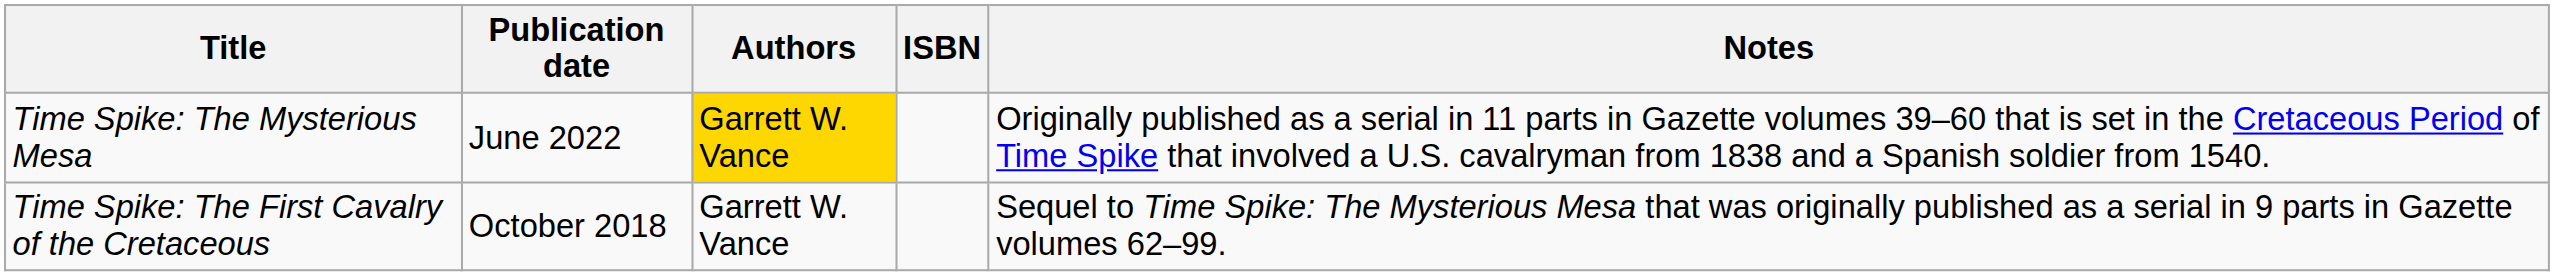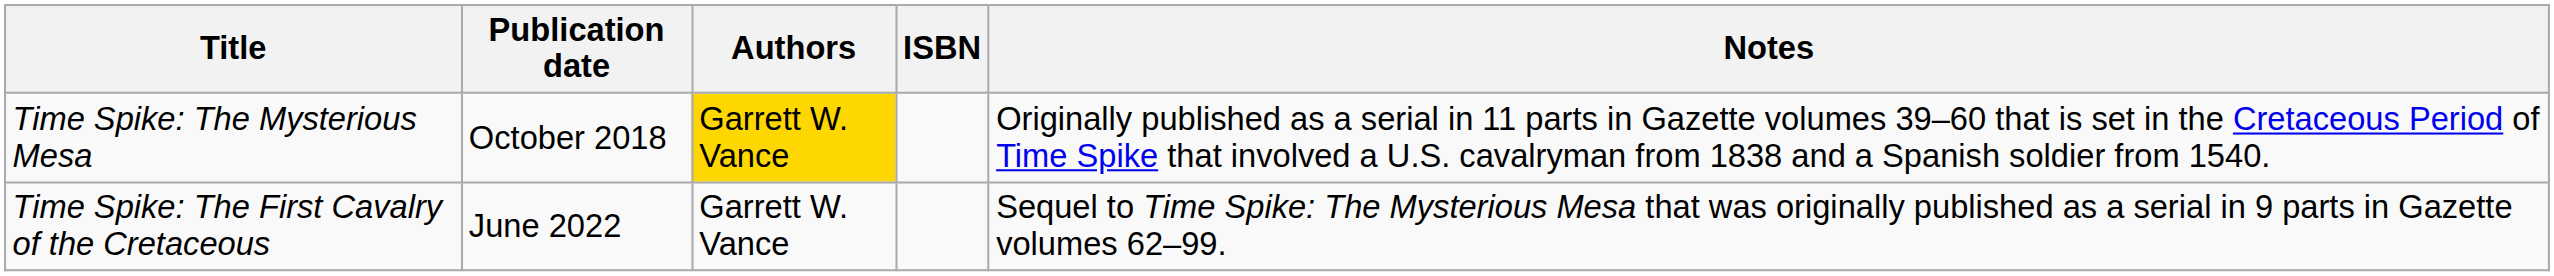(545, 137) June 2022 -> (568, 137) October 2018
(568, 225) October 2018 -> (545, 225) June 2022
